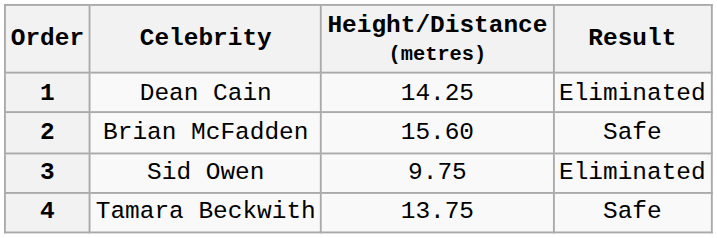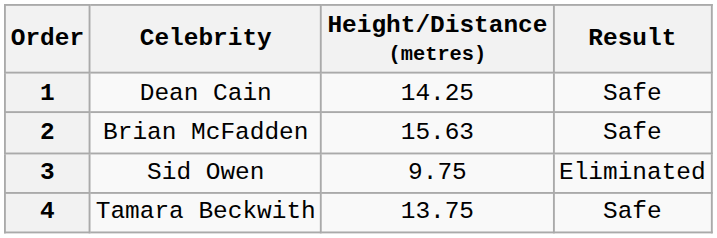(632, 93) Eliminated -> (632, 93) Safe
(437, 133) 15.60 -> (437, 133) 15.63
